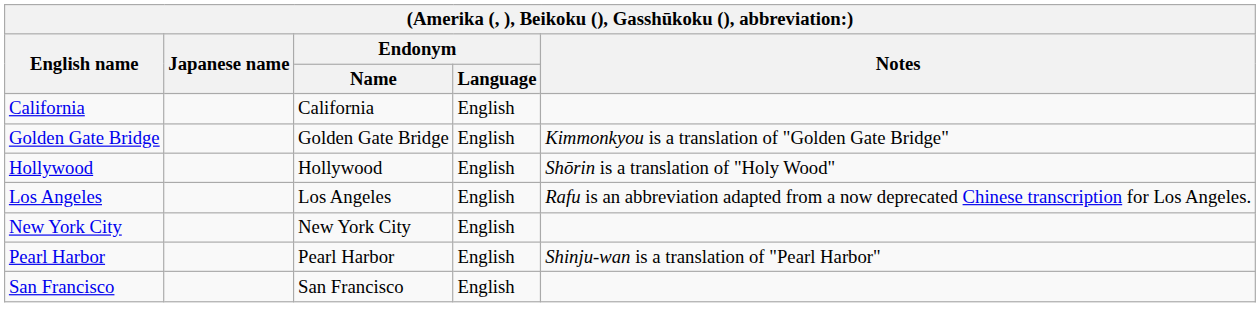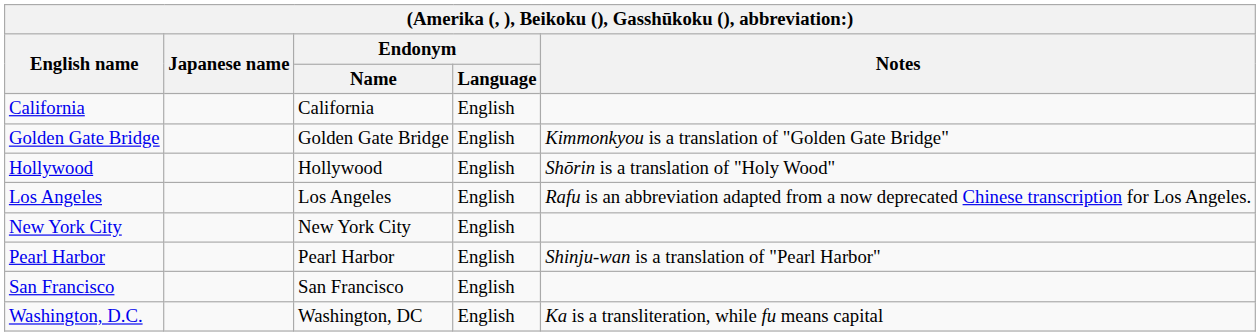+ row: (76, 316)
